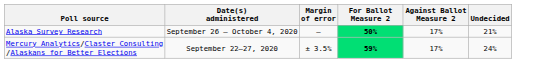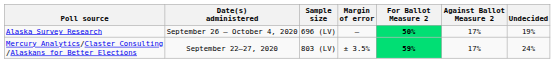+ column: (318, 14)
(490, 31) 21% -> (529, 31) 19%
